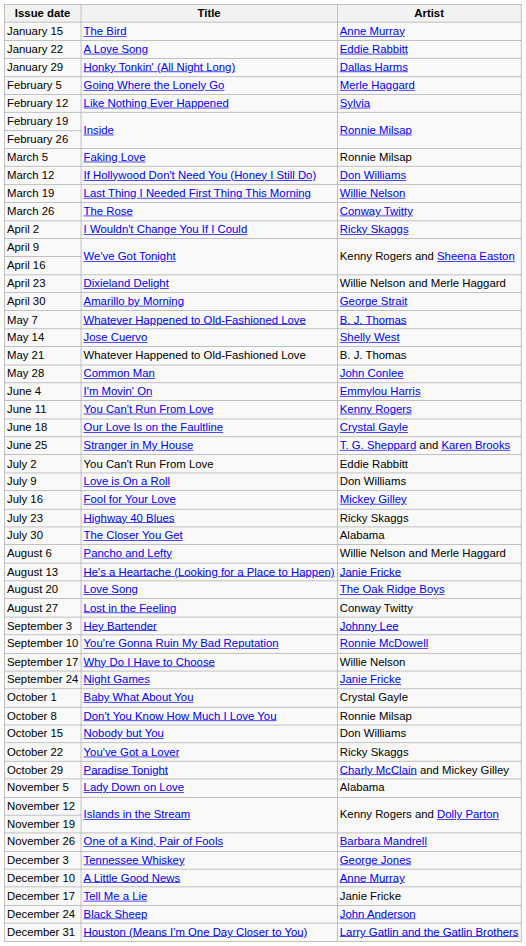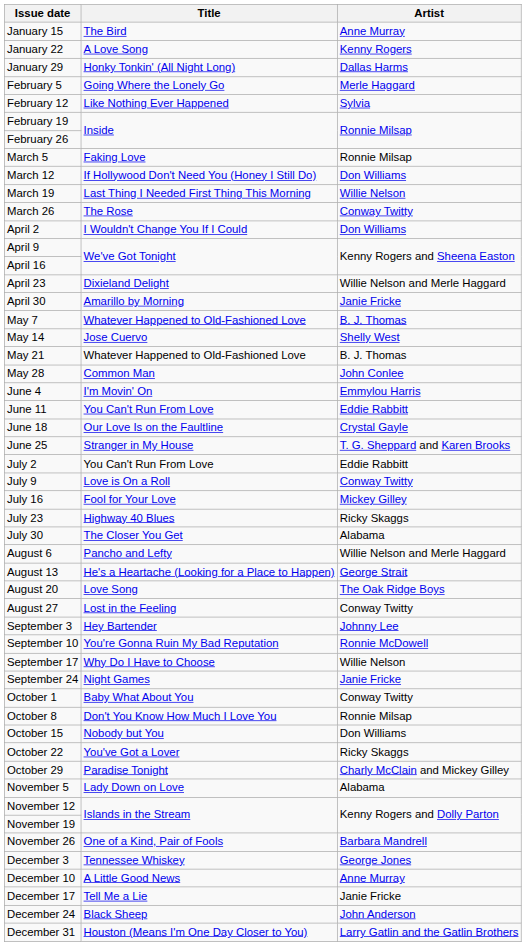(374, 49) Eddie Rabbitt -> (376, 49) Kenny Rogers
(374, 229) Ricky Skaggs -> (373, 229) Don Williams
(374, 301) George Strait -> (370, 301) Janie Fricke
(376, 409) Kenny Rogers -> (374, 409) Eddie Rabbitt
(373, 481) Don Williams -> (376, 481) Conway Twitty
(370, 572) Janie Fricke -> (374, 572) George Strait
(374, 698) Crystal Gayle -> (376, 698) Conway Twitty
